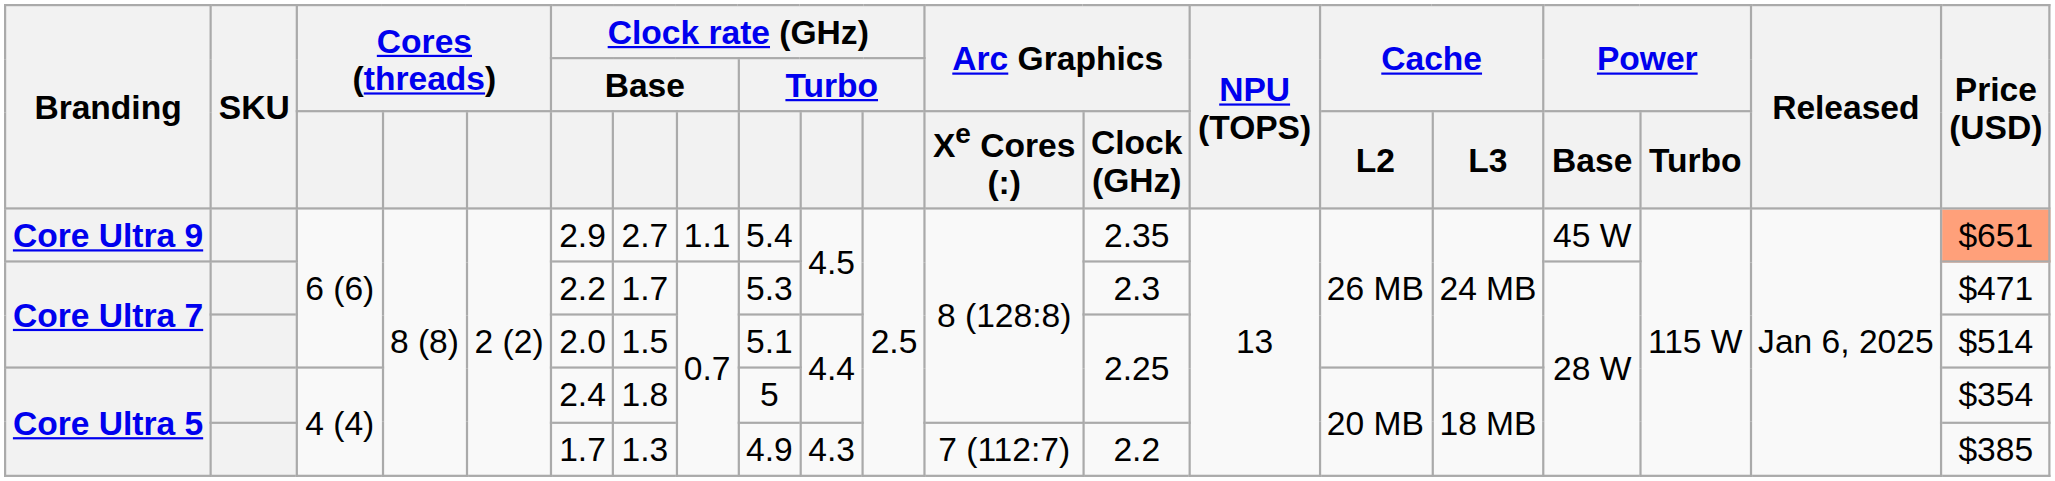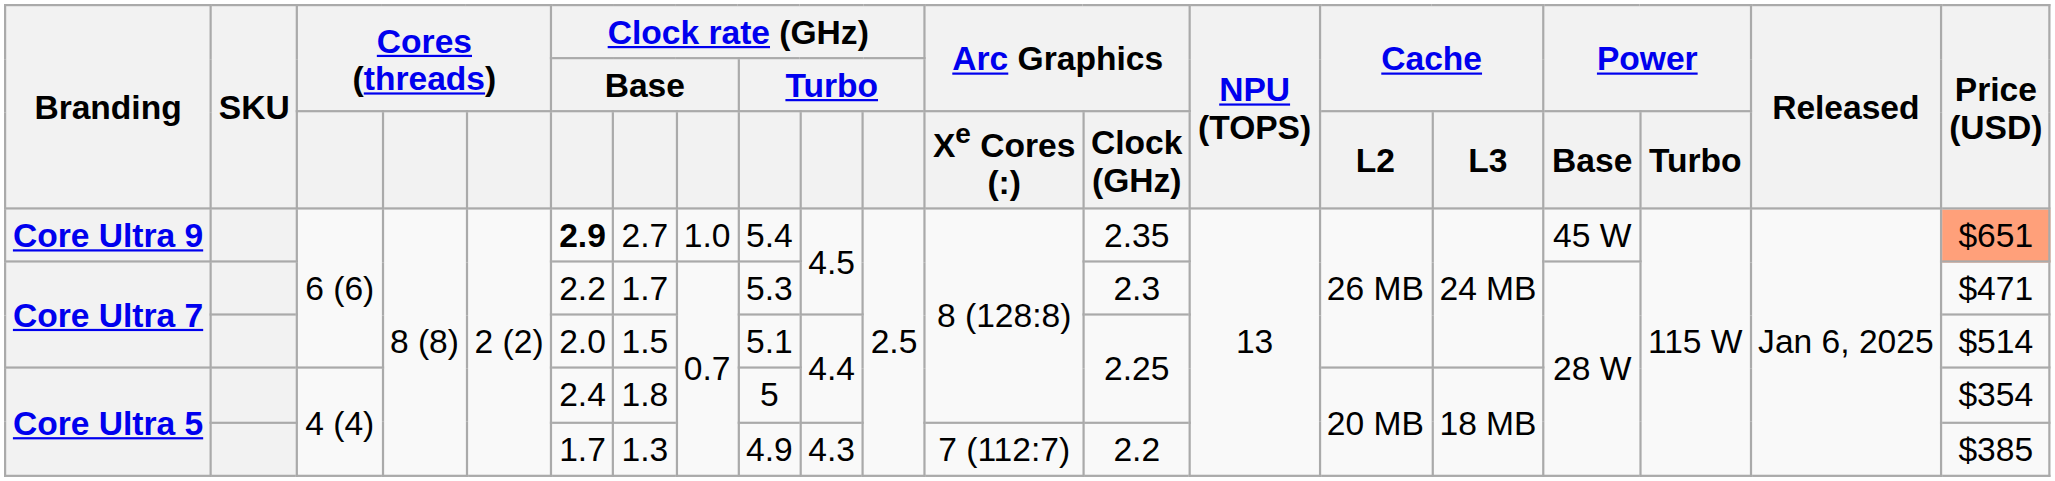(583, 236) normal -> (583, 236) bold
(707, 236) 1.1 -> (707, 236) 1.0
